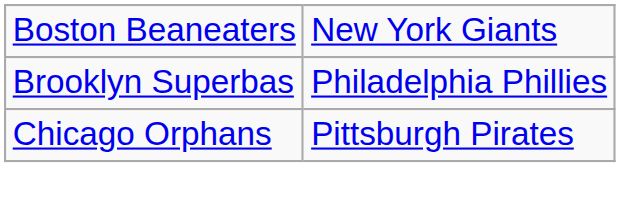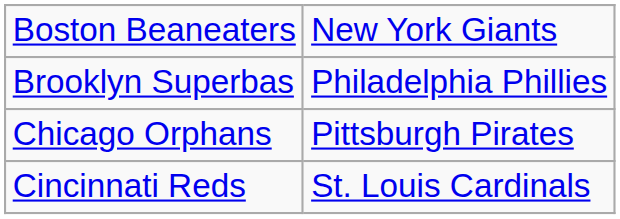+ row: (129, 186)
